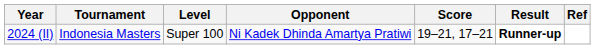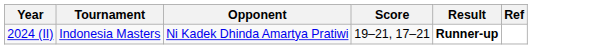- column: (195, 15)
